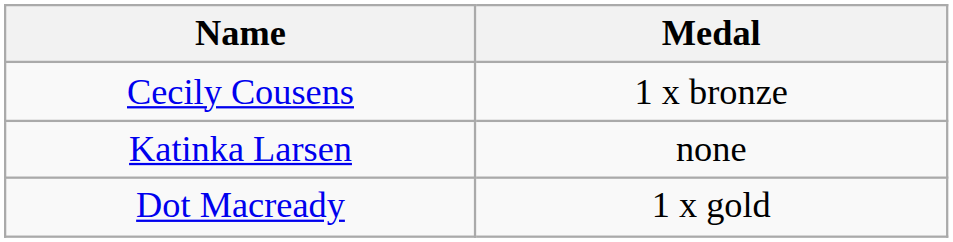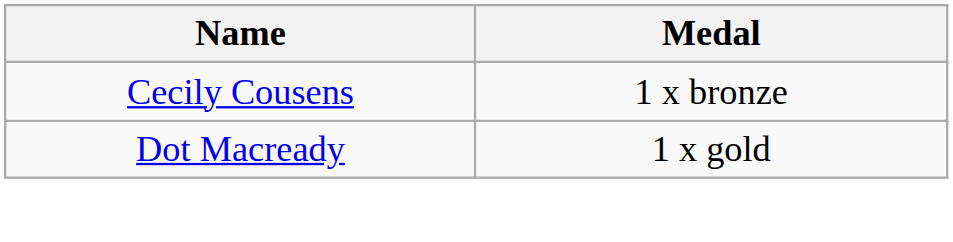- row: (241, 148)
